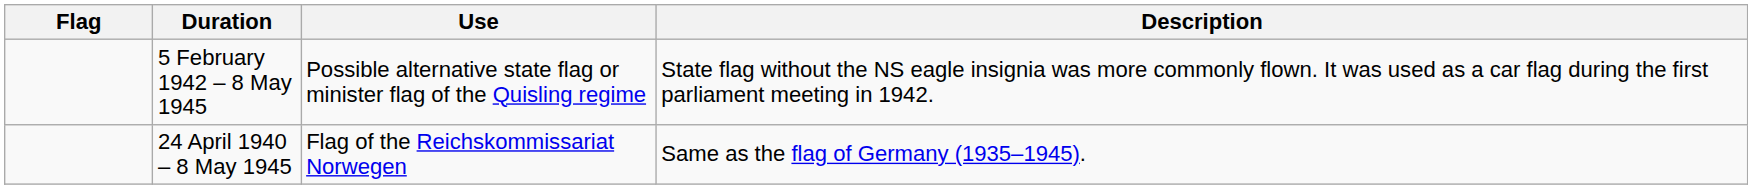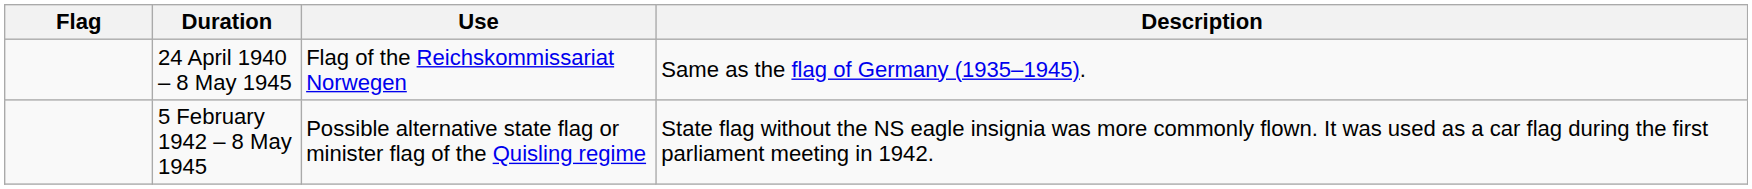rows swapped: (225, 154) <-> (225, 81)
